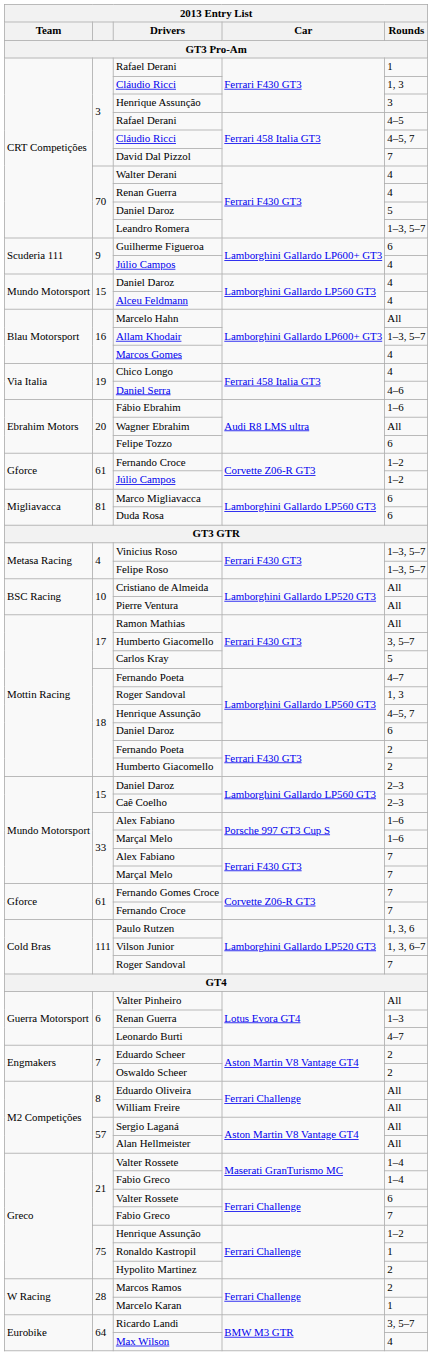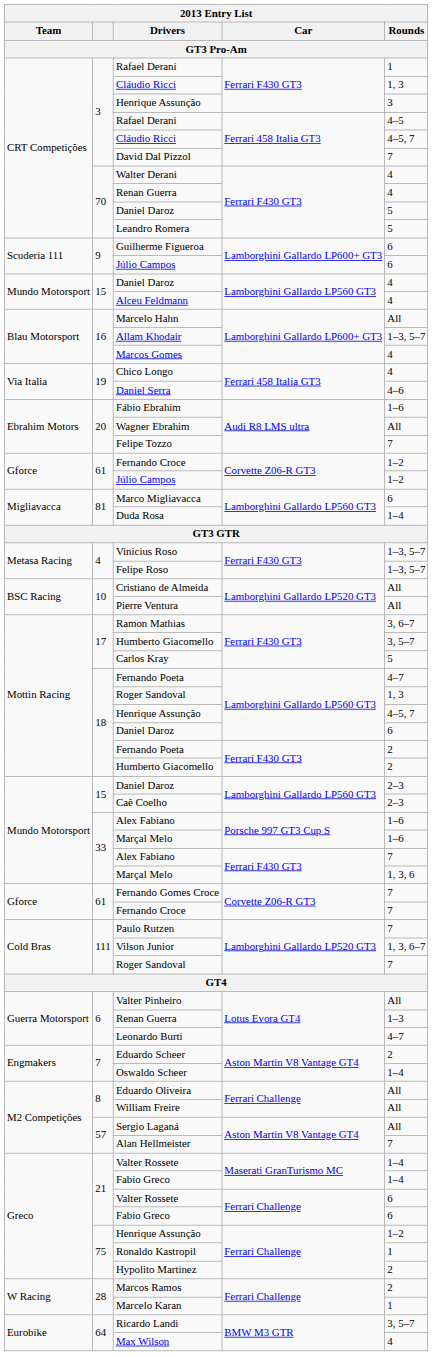(406, 228) 1–3, 5–7 -> (390, 228) 5
(390, 264) 4 -> (390, 264) 6
(390, 443) 6 -> (390, 443) 7
(390, 515) 6 -> (395, 515) 1–4
(394, 623) All -> (401, 623) 3, 6–7
(390, 874) 7 -> (401, 874) 1, 3, 6
(401, 928) 1, 3, 6 -> (390, 928) 7
(390, 1072) 2 -> (395, 1072) 1–4
(394, 1143) All -> (390, 1143) 7
(390, 1215) 7 -> (390, 1215) 6
